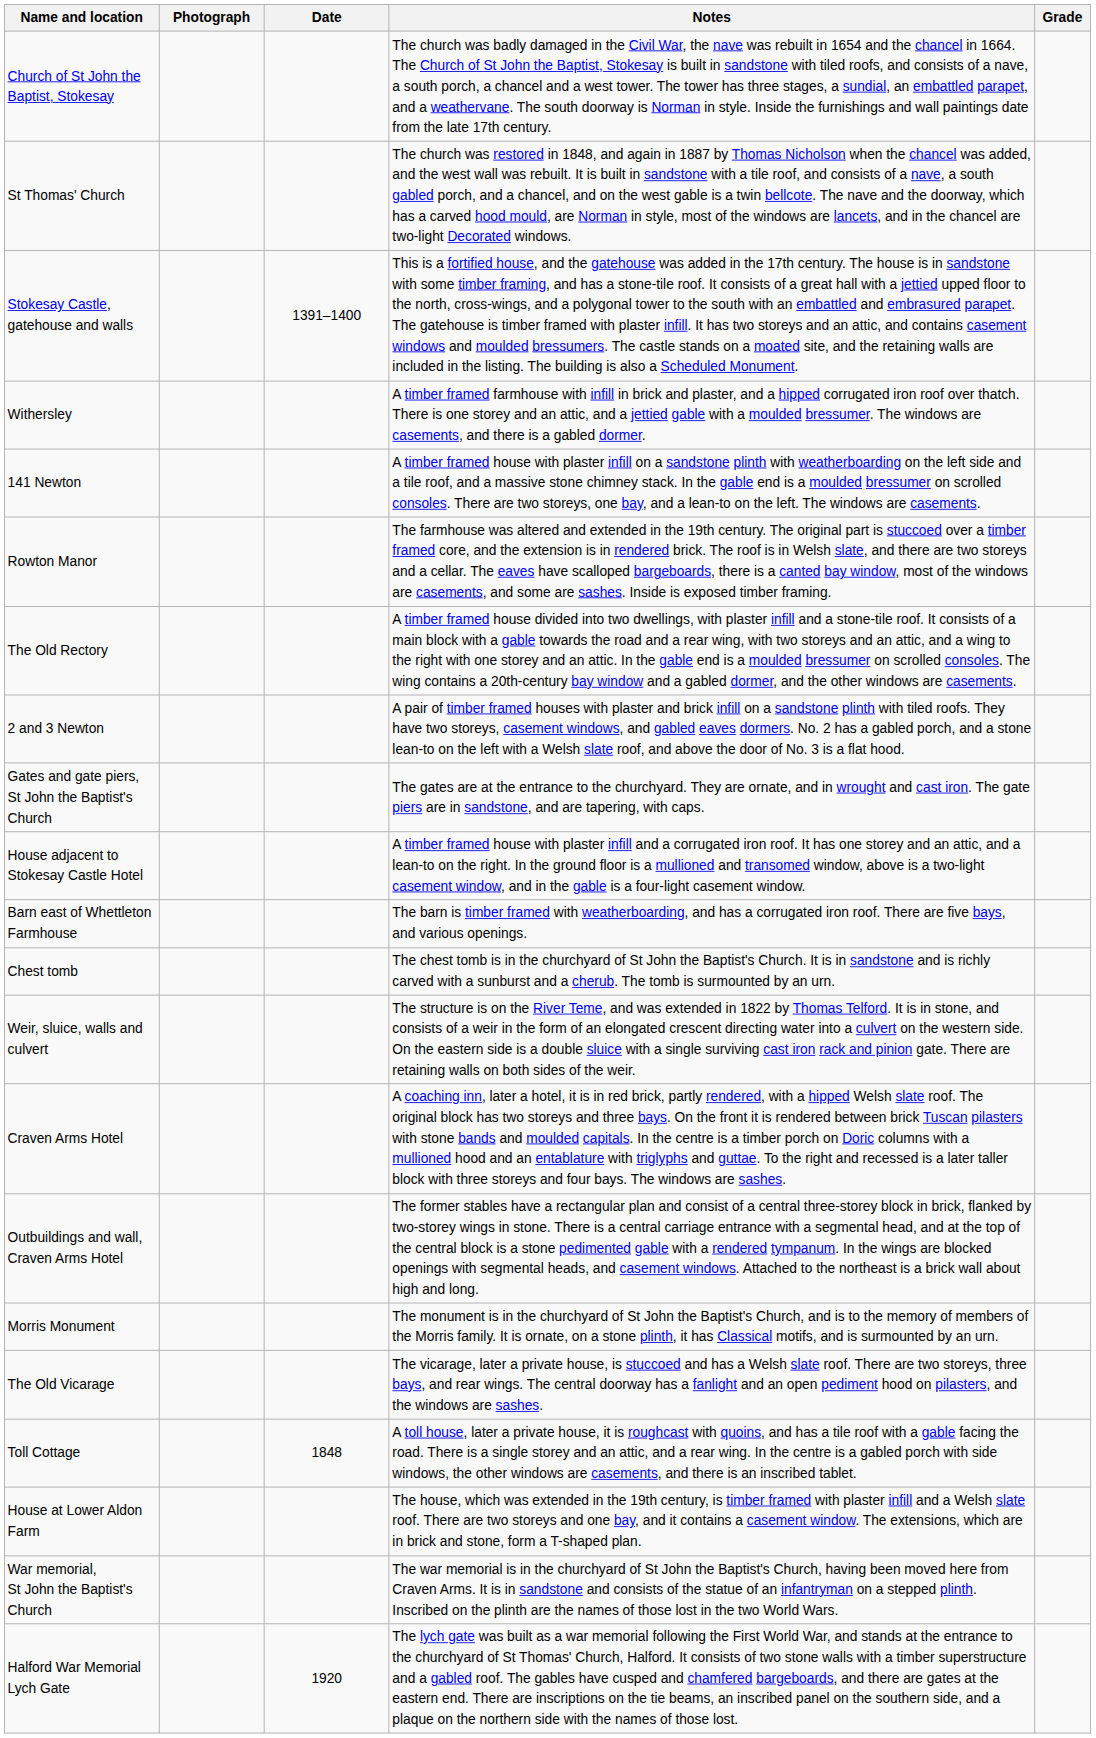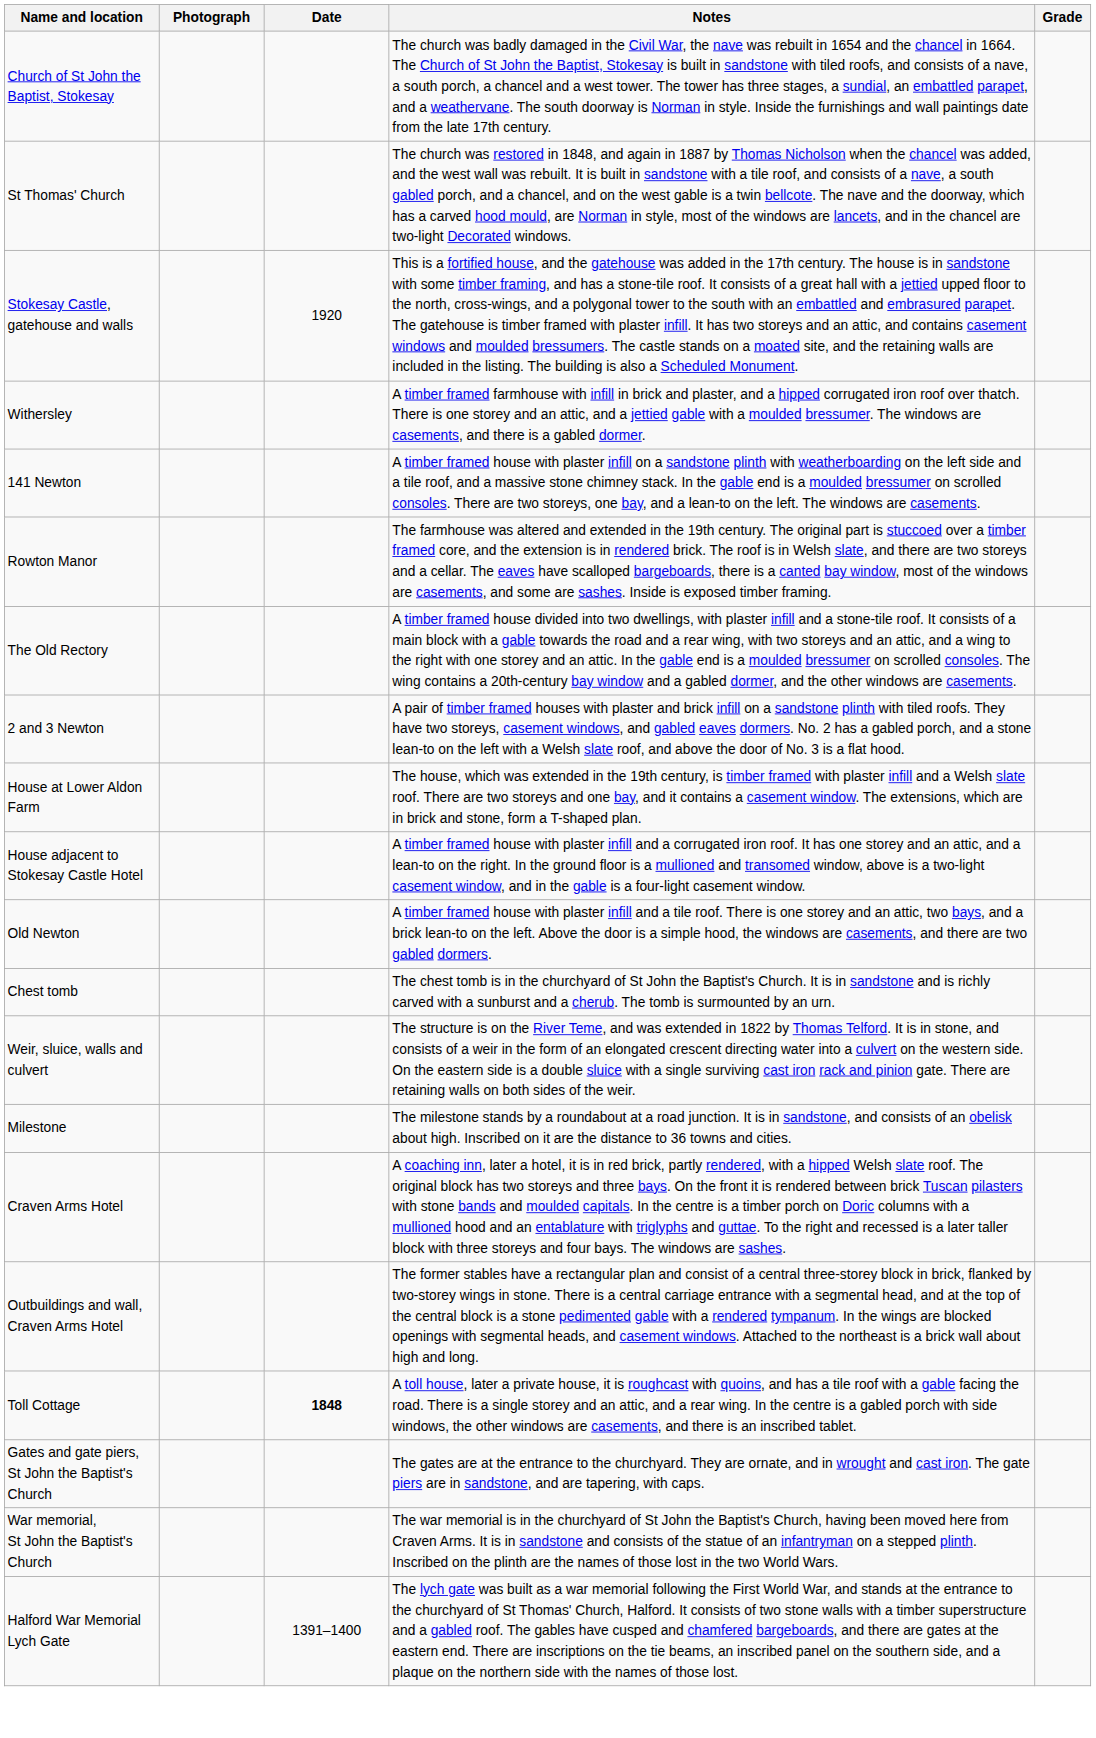(327, 315) 1391–1400 -> (327, 315) 1920
rows swapped: (75, 1521) <-> (73, 797)
+ row: (44, 933)
- row: (79, 923)
+ row: (37, 1128)
- row: (61, 1326)
- row: (61, 1384)
(327, 1453) normal -> (327, 1405) bold
(327, 1678) 1920 -> (327, 1630) 1391–1400
